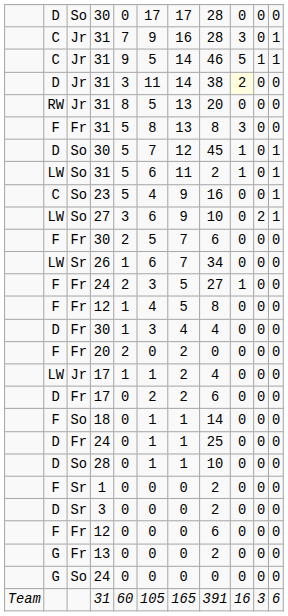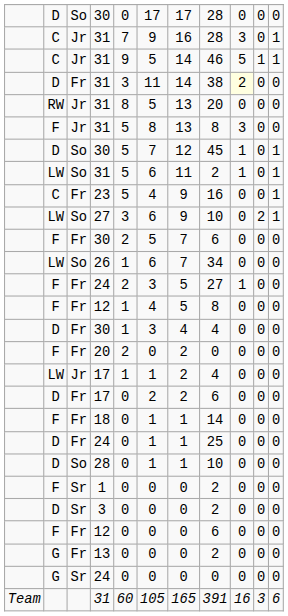(79, 83) Jr -> (79, 83) Fr
(79, 128) Fr -> (79, 128) Jr
(79, 195) So -> (79, 195) Fr
(79, 263) Sr -> (79, 263) So
(79, 420) So -> (79, 420) Fr
(79, 577) So -> (79, 577) Sr
